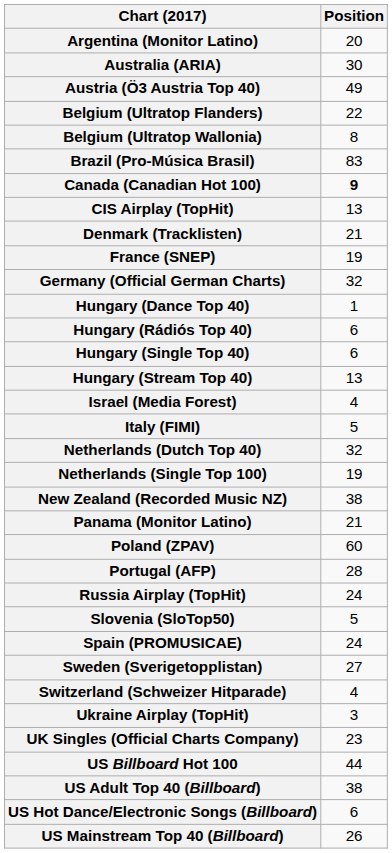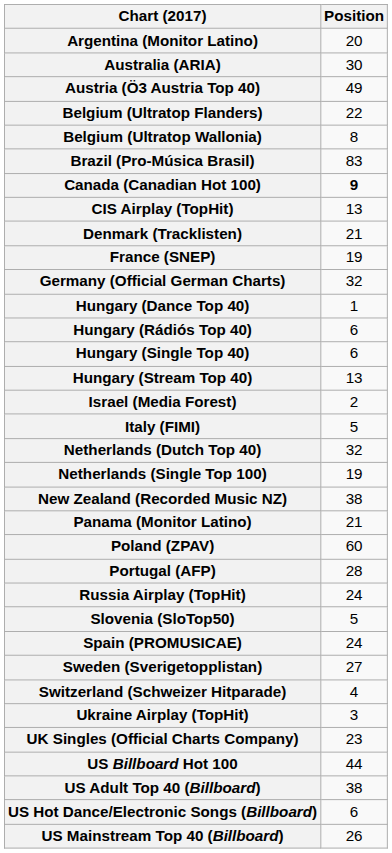(354, 402) 4 -> (354, 402) 2
